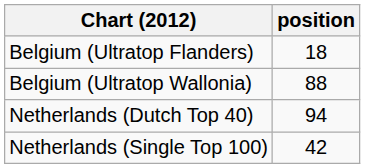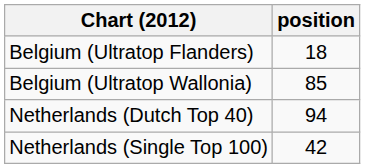(316, 83) 88 -> (316, 83) 85
